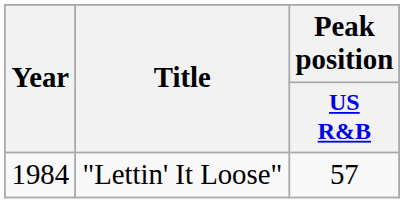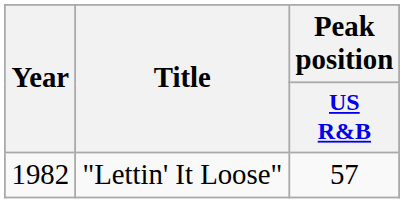(40, 174) 1984 -> (40, 174) 1982
